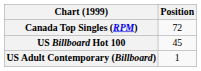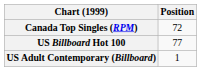(177, 43) 45 -> (177, 43) 77
